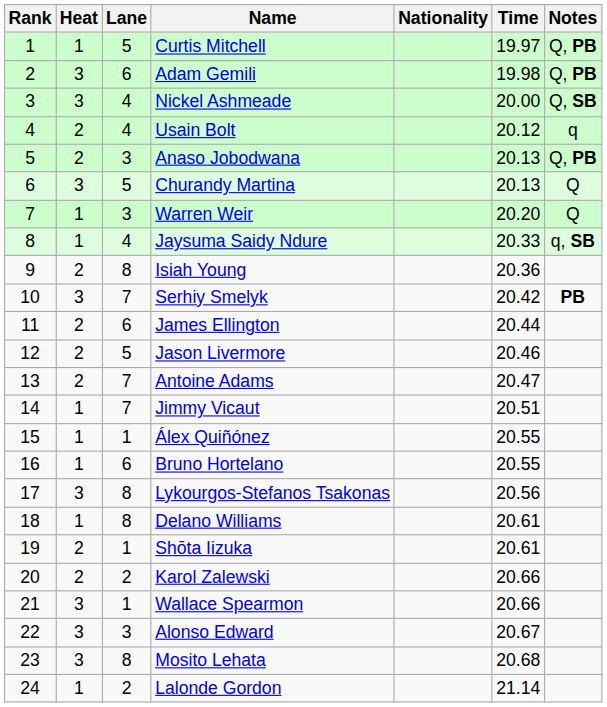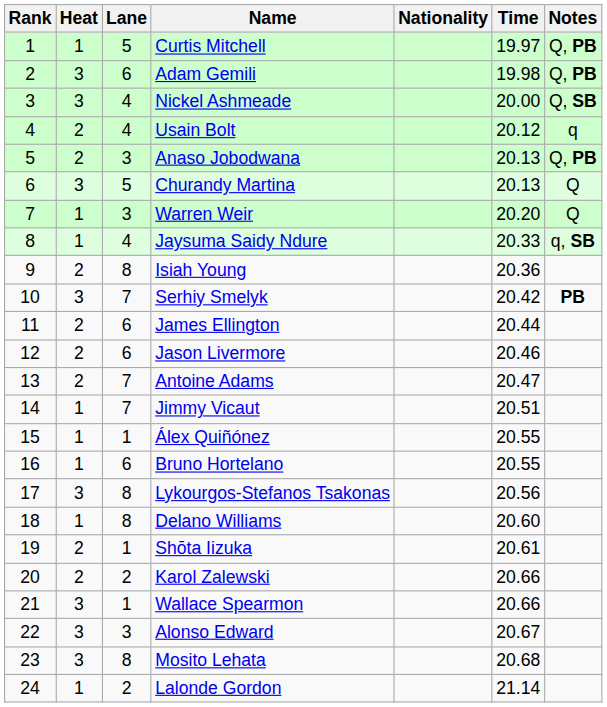(127, 353) 5 -> (127, 353) 6
(518, 520) 20.61 -> (518, 520) 20.60
